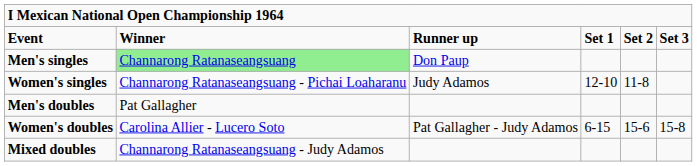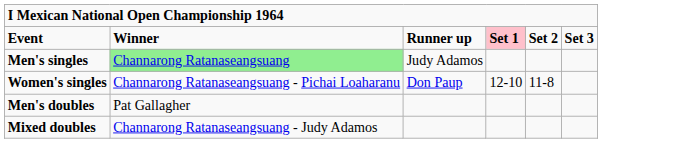(599, 37) no background -> (504, 37) pink background
(441, 60) Don Paup -> (445, 60) Judy Adamos
(451, 82) Judy Adamos -> (435, 82) Don Paup
- row: (60, 127)
